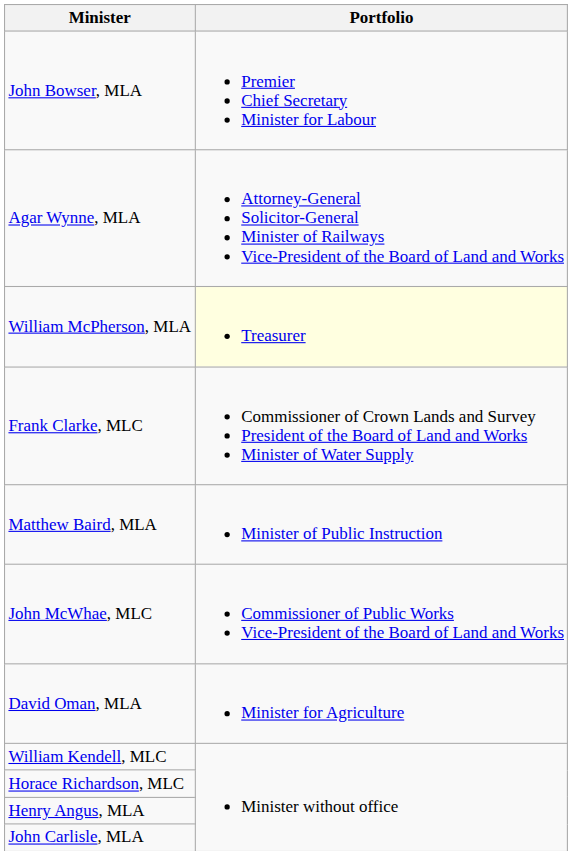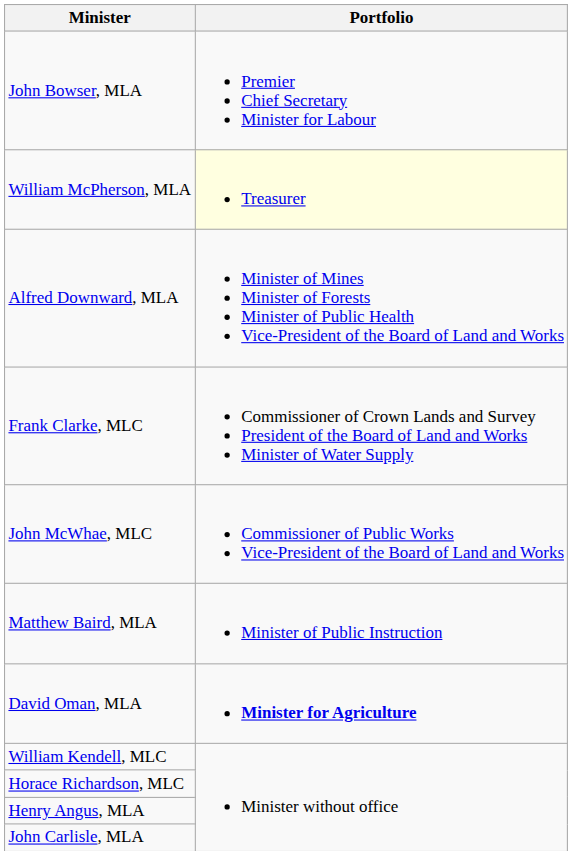- row: (74, 218)
+ row: (93, 297)
rows swapped: (83, 524) <-> (80, 613)
(381, 713) normal -> (381, 713) bold
